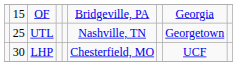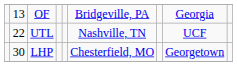(19, 14) 15 -> (19, 14) 13
(19, 33) 25 -> (19, 33) 22
(195, 33) Georgetown -> (195, 33) UCF
(195, 52) UCF -> (195, 52) Georgetown
